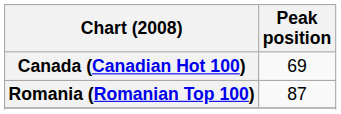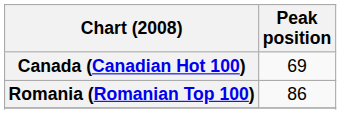(297, 94) 87 -> (297, 94) 86
